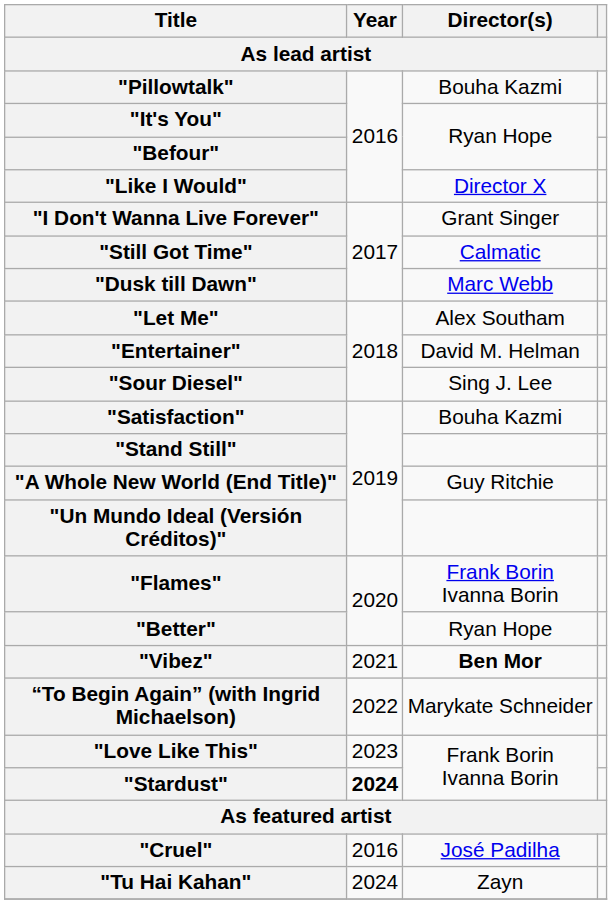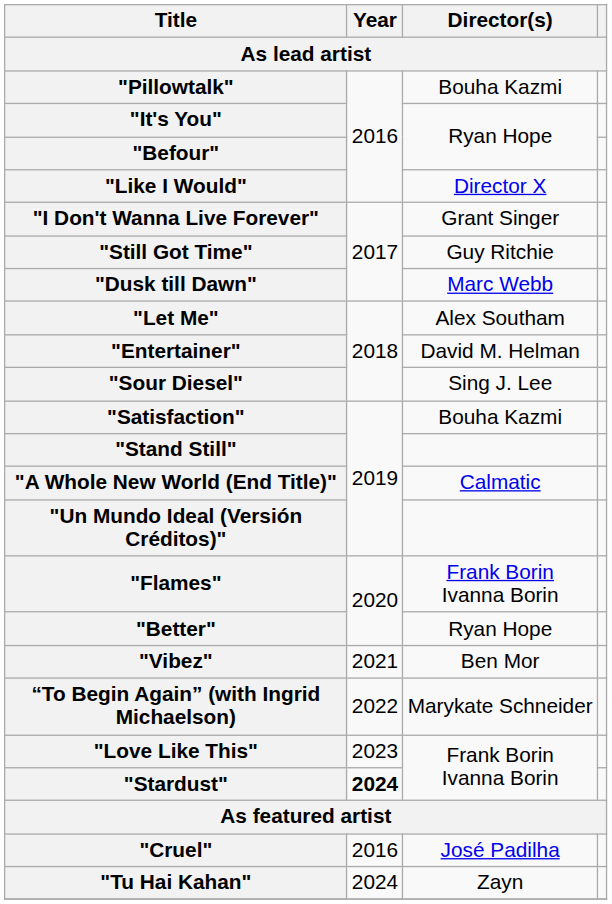(500, 251) Calmatic -> (500, 251) Guy Ritchie
(500, 482) Guy Ritchie -> (500, 482) Calmatic
(500, 661) bold -> (500, 661) normal
